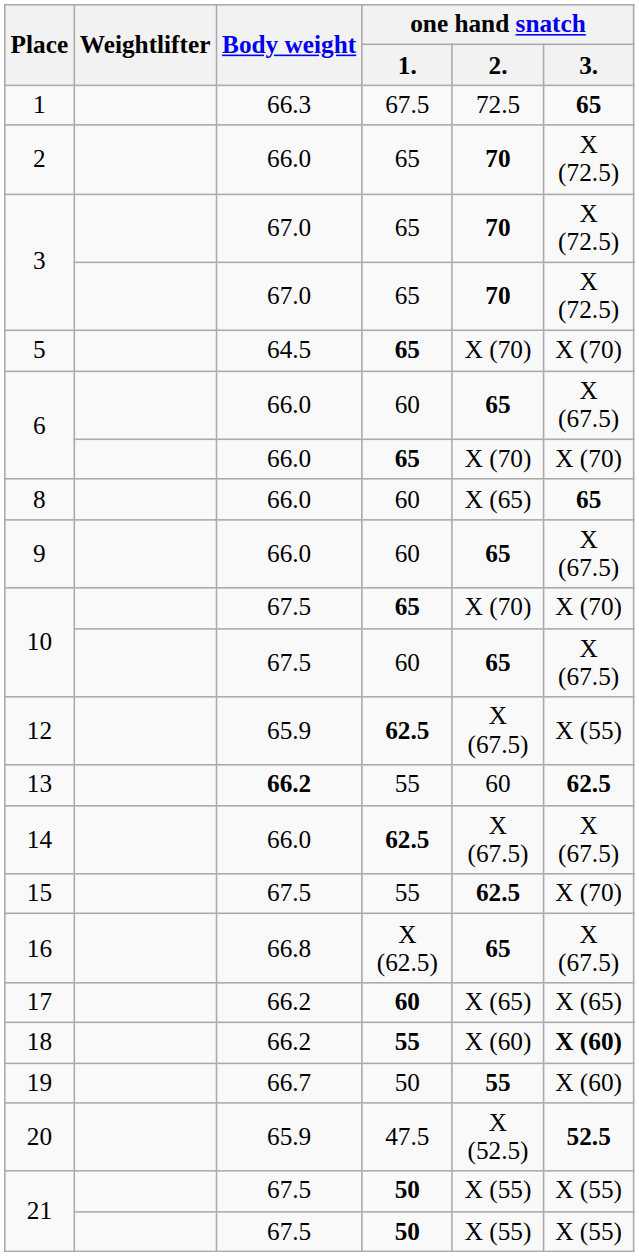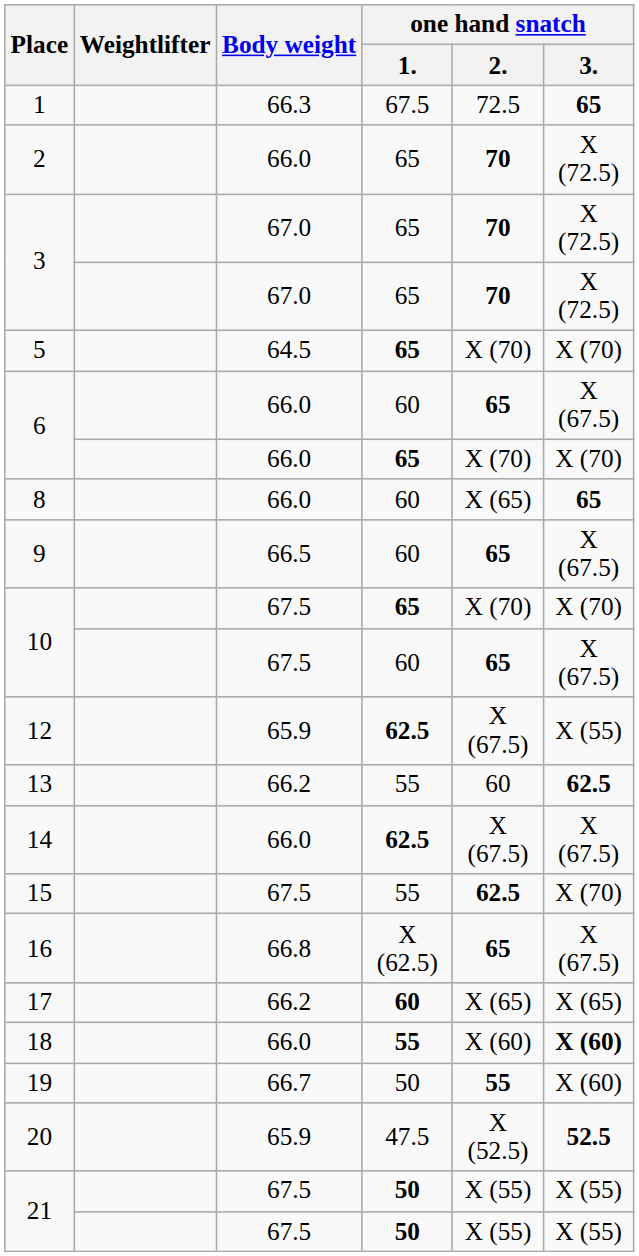(289, 553) 66.0 -> (289, 553) 66.5
(289, 784) bold -> (289, 784) normal
(289, 1042) 66.2 -> (289, 1042) 66.0
